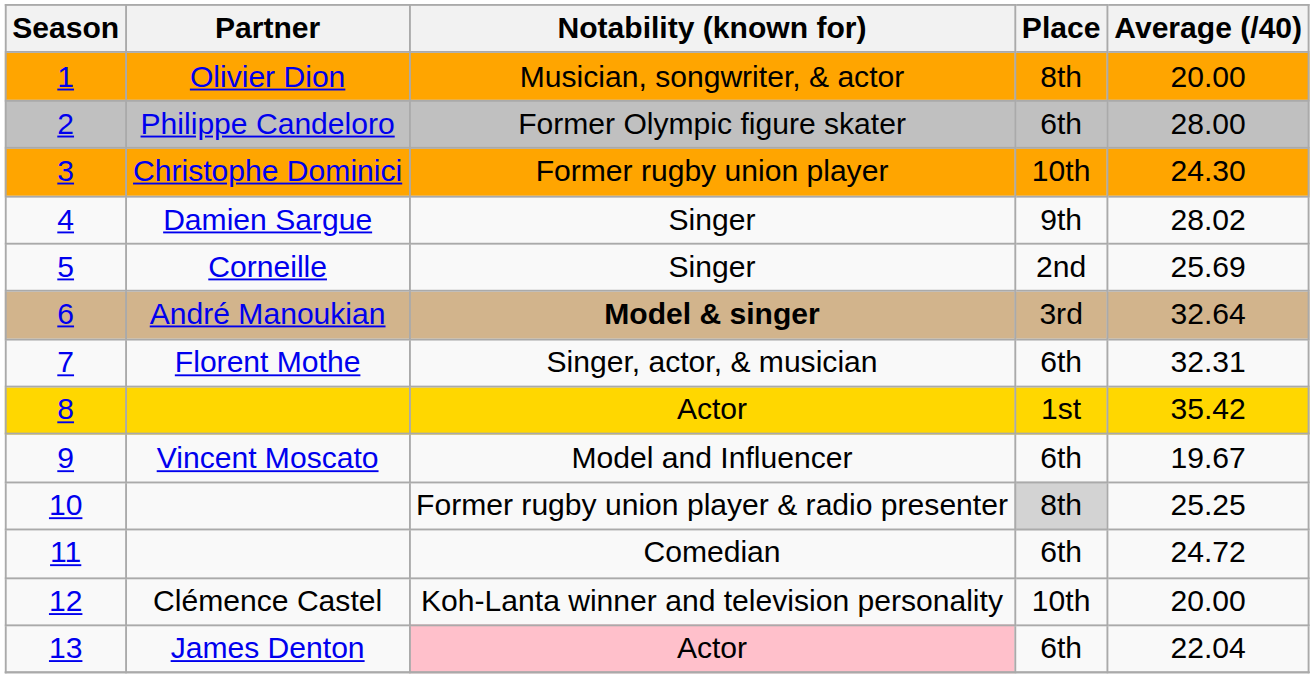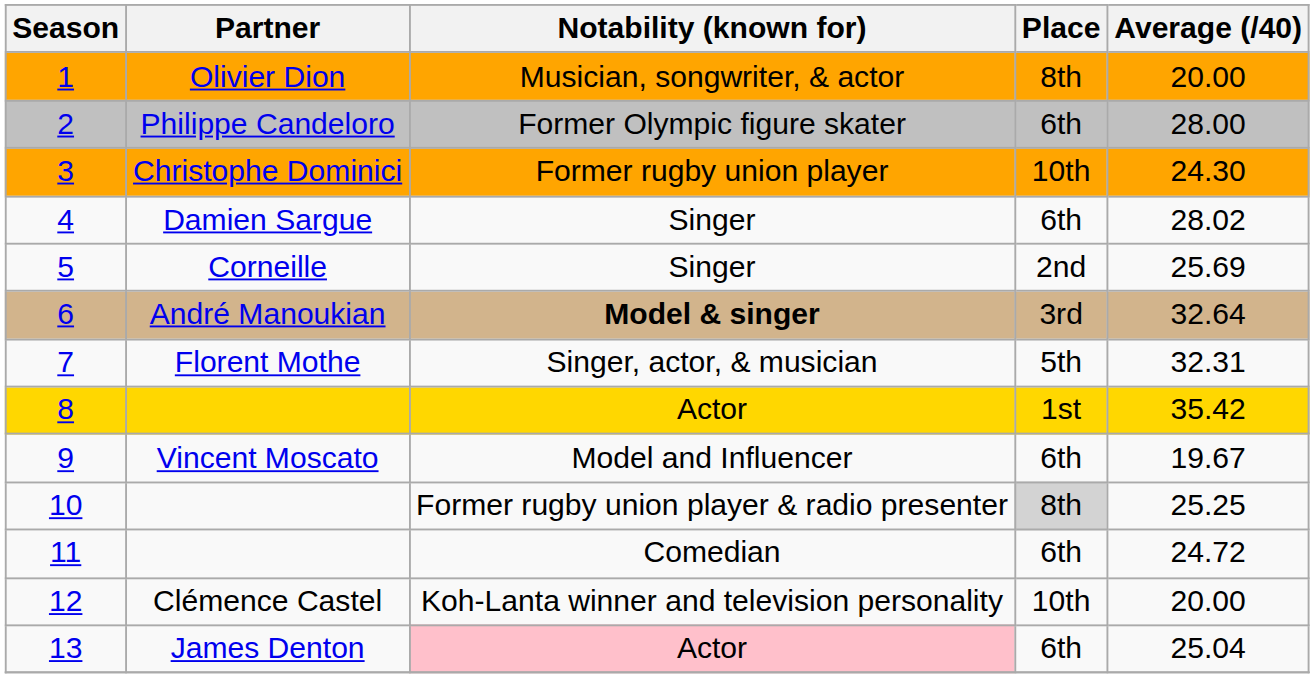(1061, 219) 9th -> (1061, 219) 6th
(1061, 362) 6th -> (1061, 362) 5th
(1208, 648) 22.04 -> (1208, 648) 25.04
